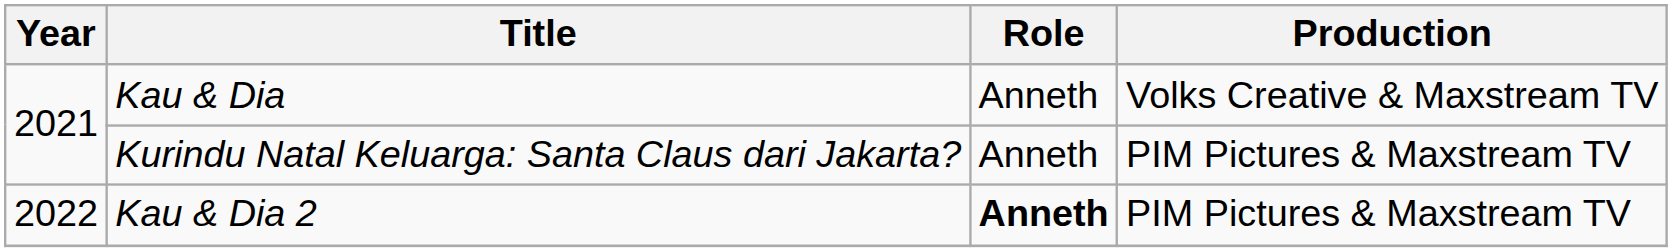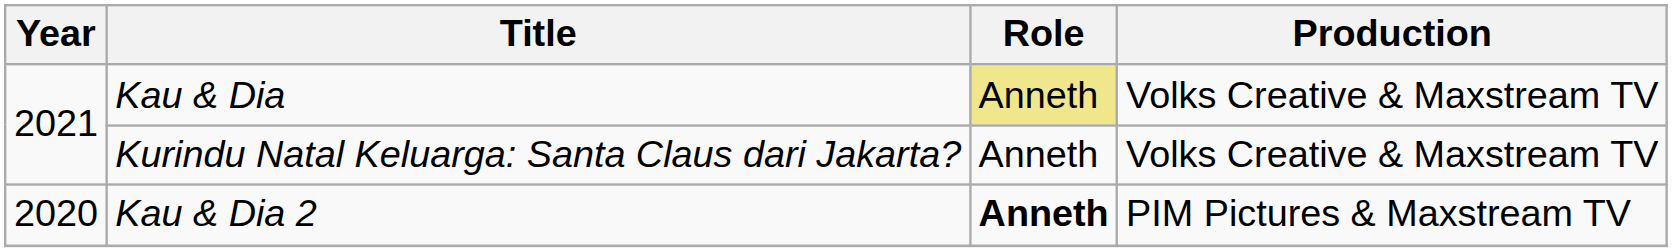(1038, 94) no background -> (1038, 94) khaki background
(1379, 154) PIM Pictures & Maxstream TV -> (1392, 154) Volks Creative & Maxstream TV
(56, 214) 2022 -> (56, 214) 2020
